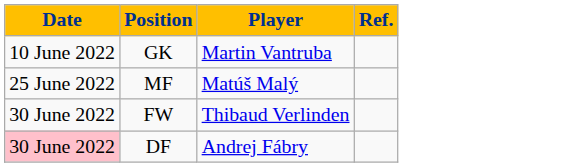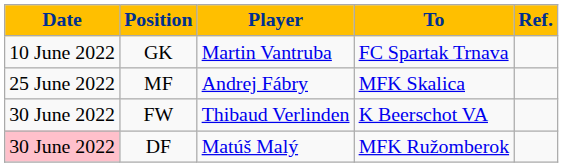+ column: (434, 20)
(250, 83) Matúš Malý -> (255, 83) Andrej Fábry
(255, 146) Andrej Fábry -> (250, 146) Matúš Malý
